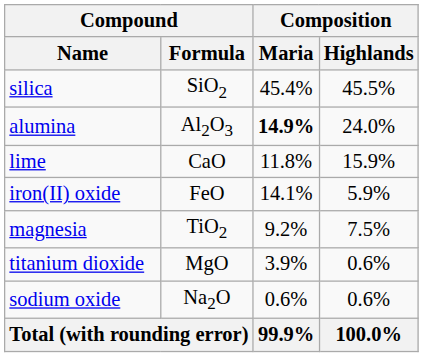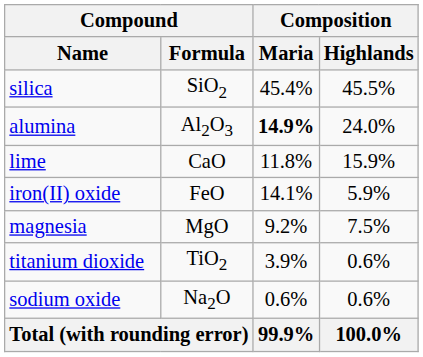(207, 229) TiO2 -> (207, 226) MgO
(207, 264) MgO -> (207, 261) TiO2
